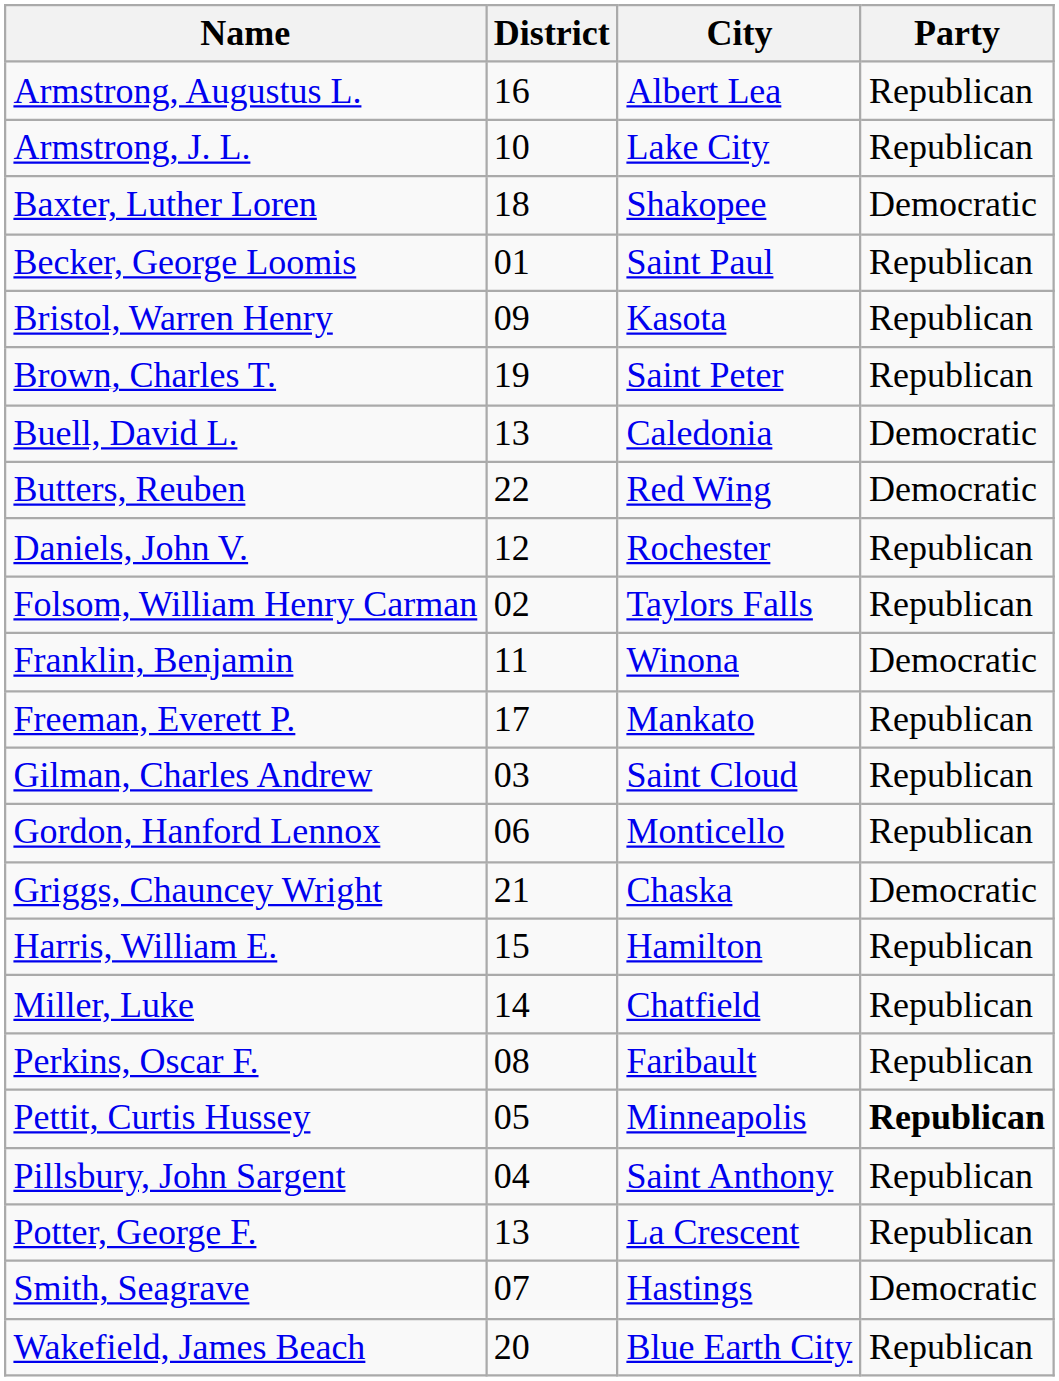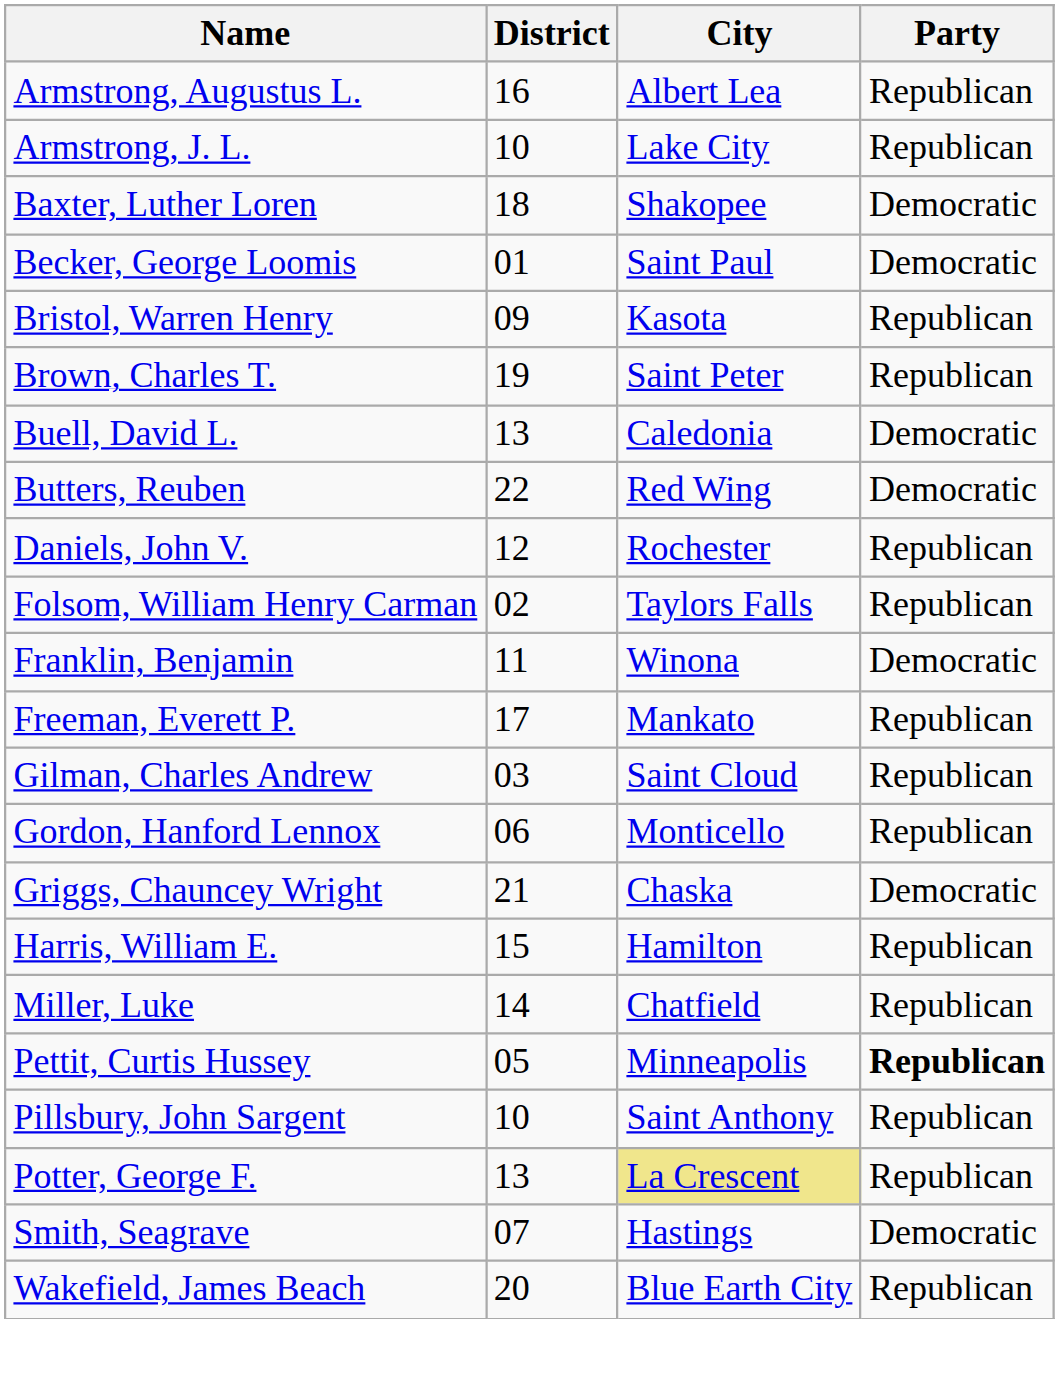(951, 261) Republican -> (953, 261) Democratic
- row: (136, 1060)
(512, 1174) 04 -> (512, 1117) 10
(713, 1232) no background -> (713, 1174) khaki background
